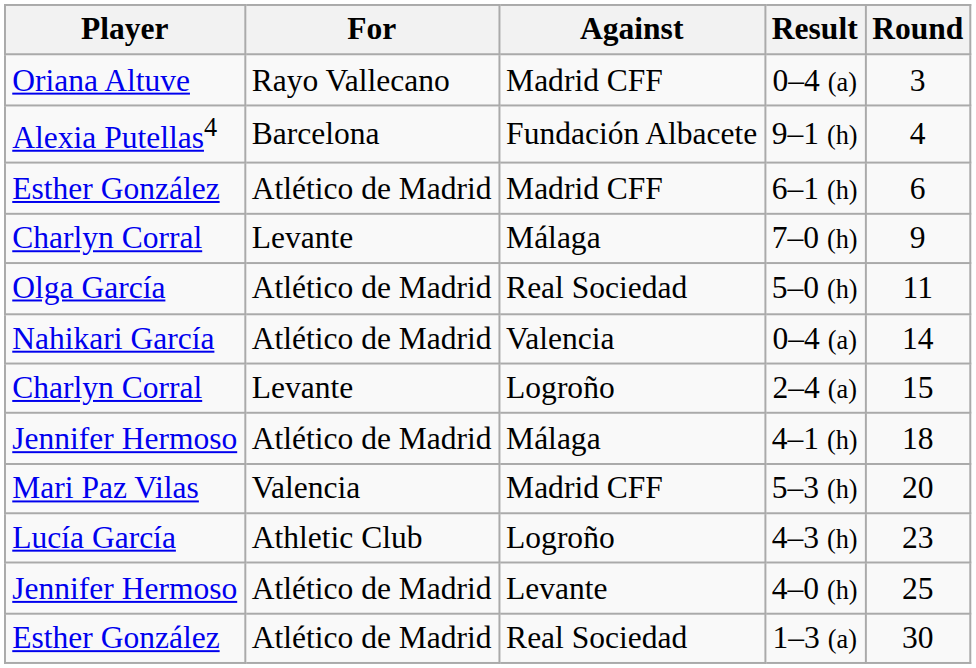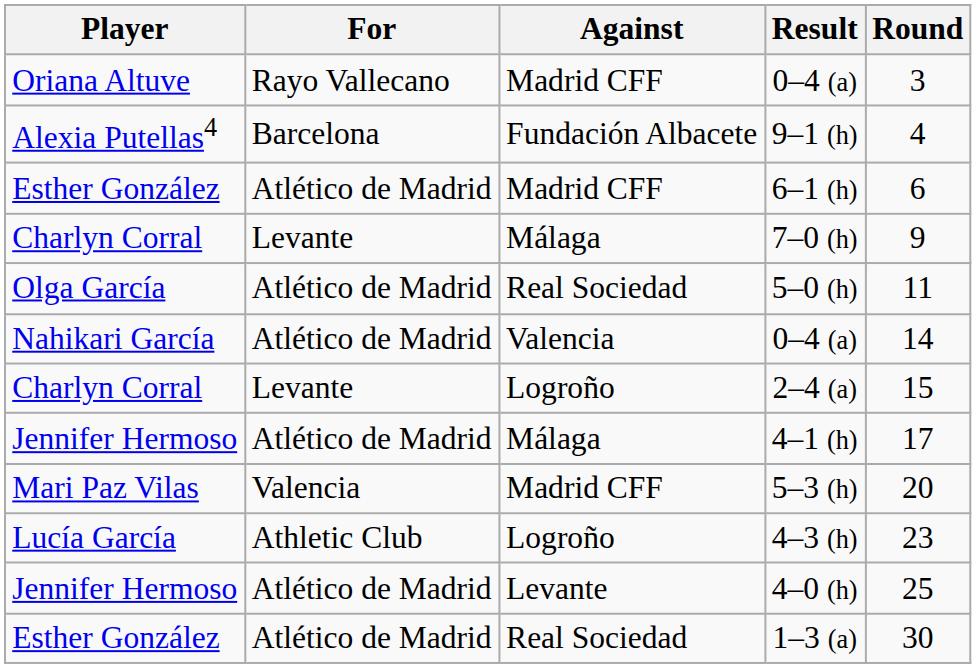(918, 437) 18 -> (918, 437) 17
